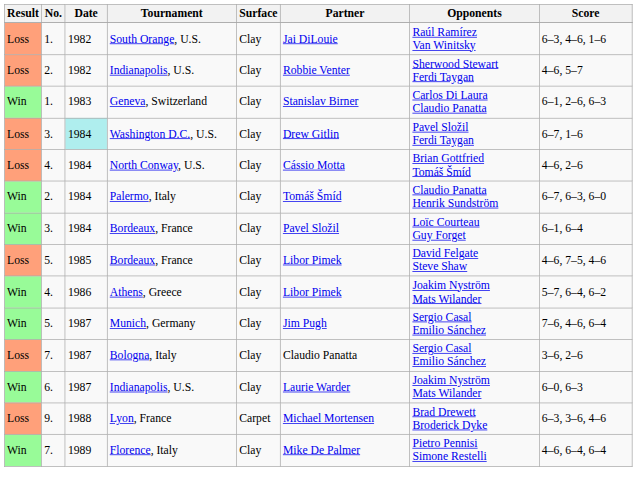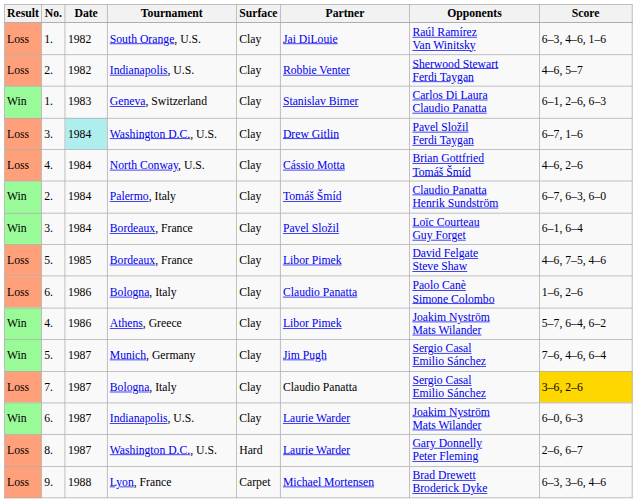+ row: (49, 292)
(562, 355) no background -> (562, 387) gold background
+ row: (49, 450)
- row: (49, 450)
